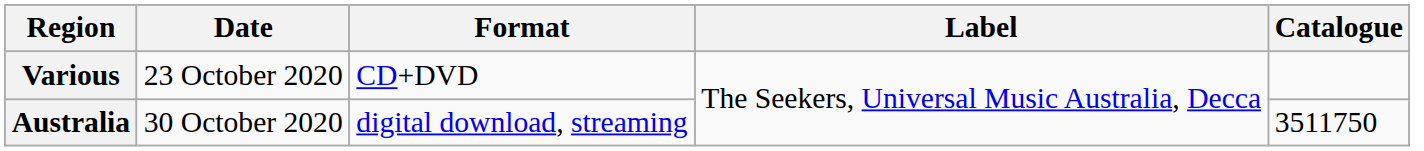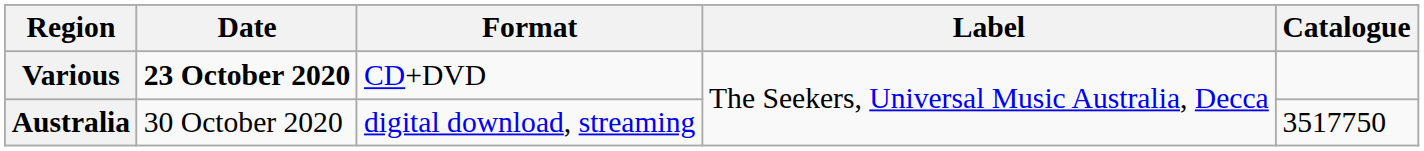(243, 74) normal -> (247, 74) bold
(1326, 121) 3511750 -> (1334, 121) 3517750
